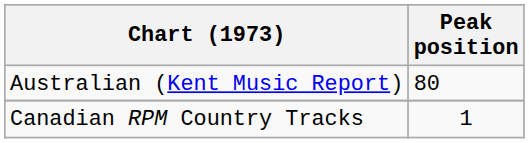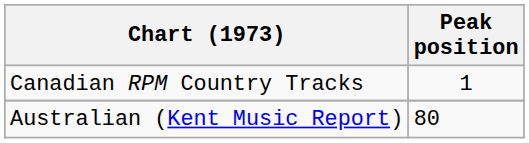rows swapped: (207, 83) <-> (187, 119)
